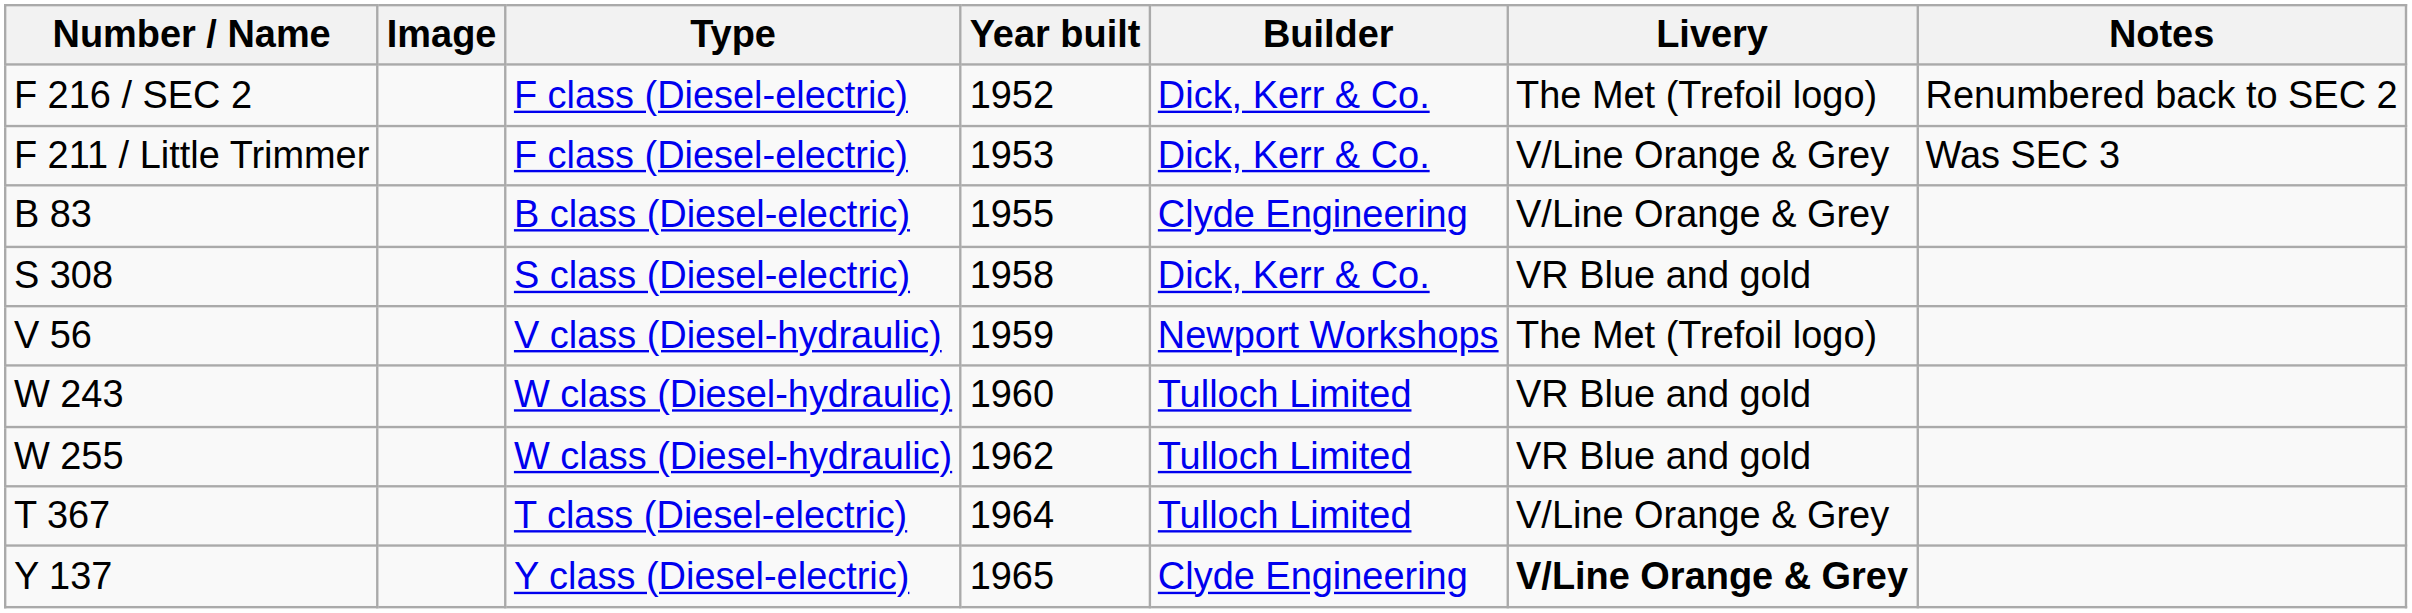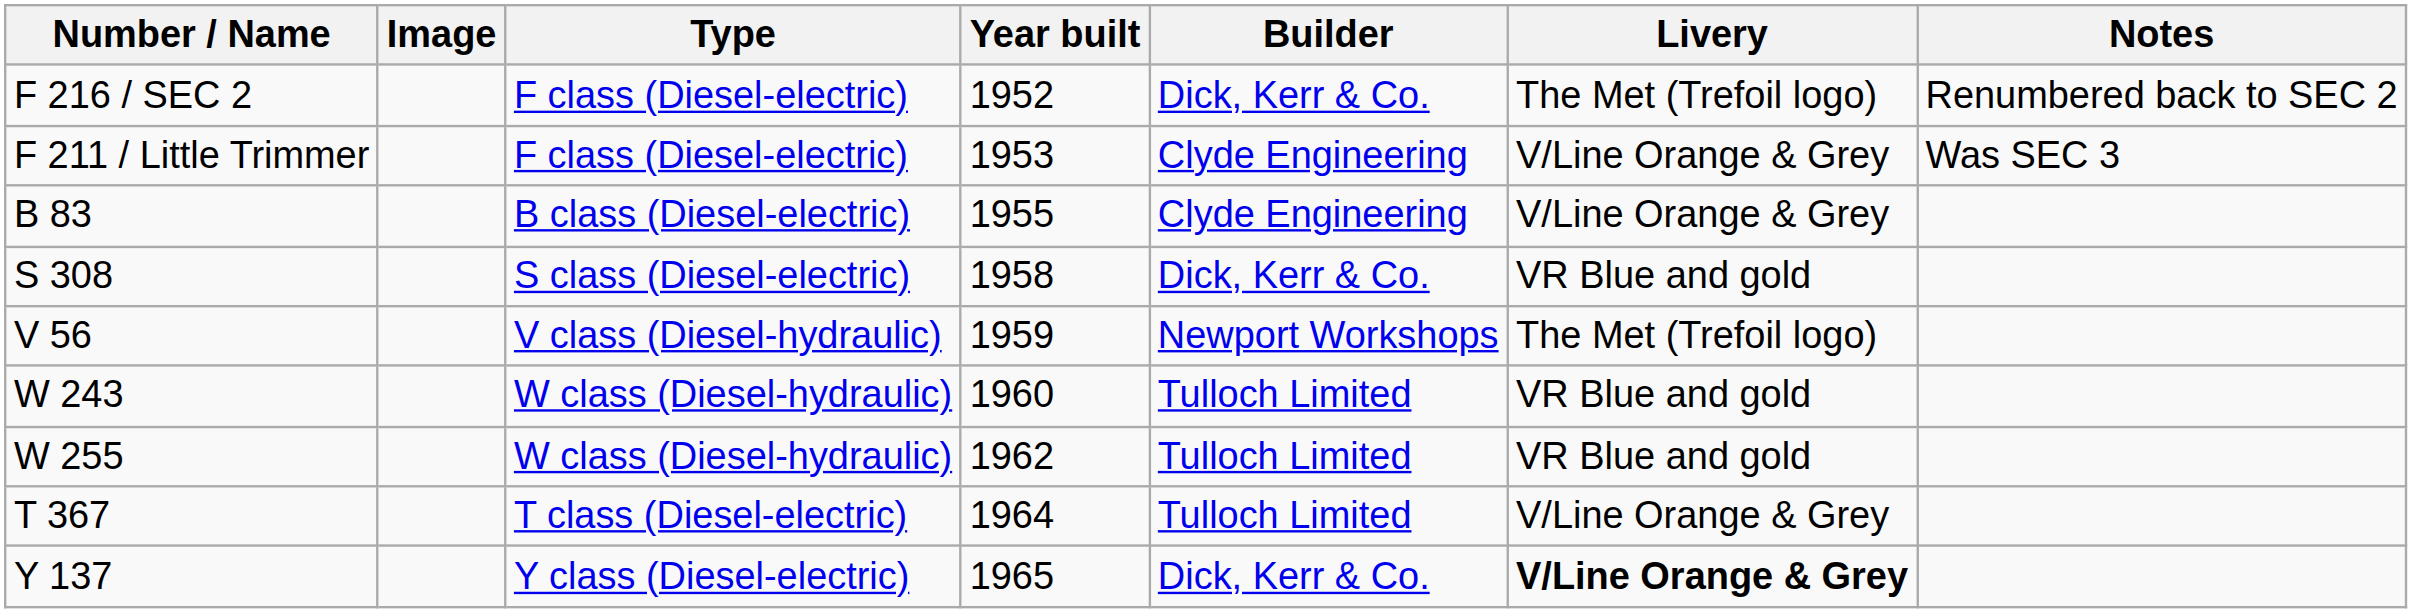(1294, 154) Dick, Kerr & Co. -> (1313, 154) Clyde Engineering
(1313, 575) Clyde Engineering -> (1294, 575) Dick, Kerr & Co.
